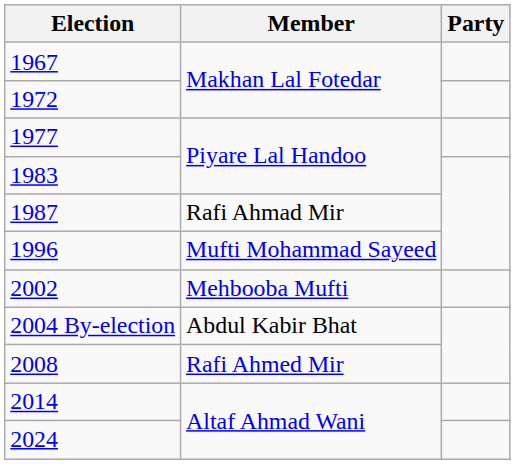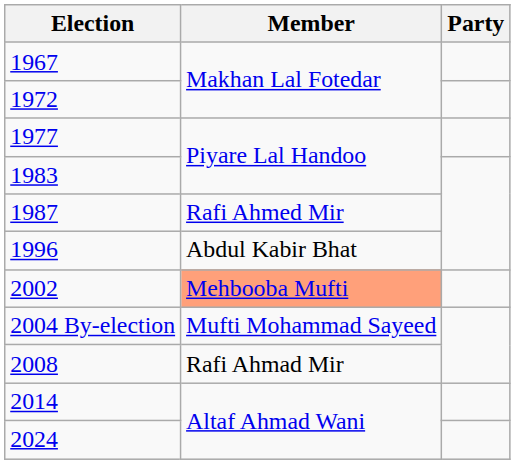(265, 212) Rafi Ahmad Mir -> (265, 212) Rafi Ahmed Mir
(311, 250) Mufti Mohammad Sayeed -> (272, 250) Abdul Kabir Bhat
(267, 288) no background -> (267, 288) lightsalmon background
(272, 325) Abdul Kabir Bhat -> (311, 325) Mufti Mohammad Sayeed
(265, 363) Rafi Ahmed Mir -> (265, 363) Rafi Ahmad Mir
